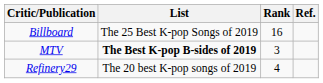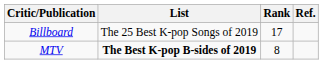(277, 31) 16 -> (277, 31) 17
(277, 50) 3 -> (277, 50) 8
- row: (51, 68)
